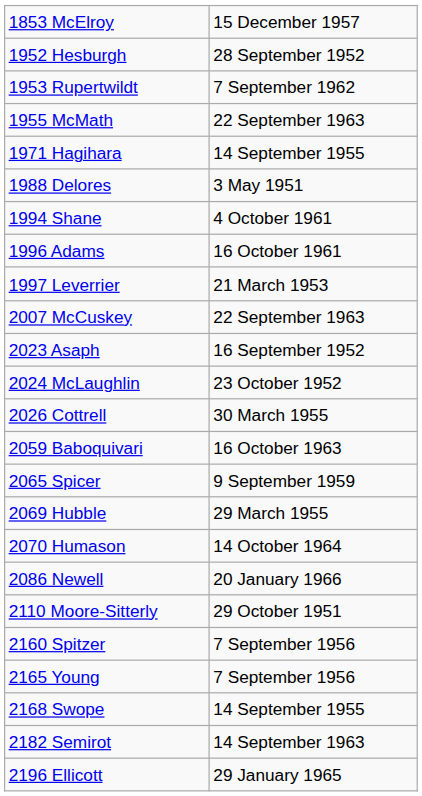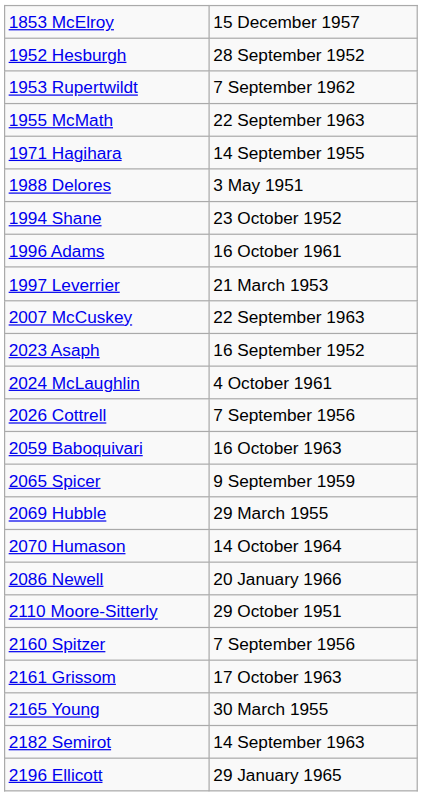(273, 218) 4 October 1961 -> (277, 218) 23 October 1952
(277, 382) 23 October 1952 -> (273, 382) 4 October 1961
(271, 415) 30 March 1955 -> (284, 415) 7 September 1956
+ row: (62, 676)
(284, 676) 7 September 1956 -> (271, 709) 30 March 1955
- row: (57, 709)
